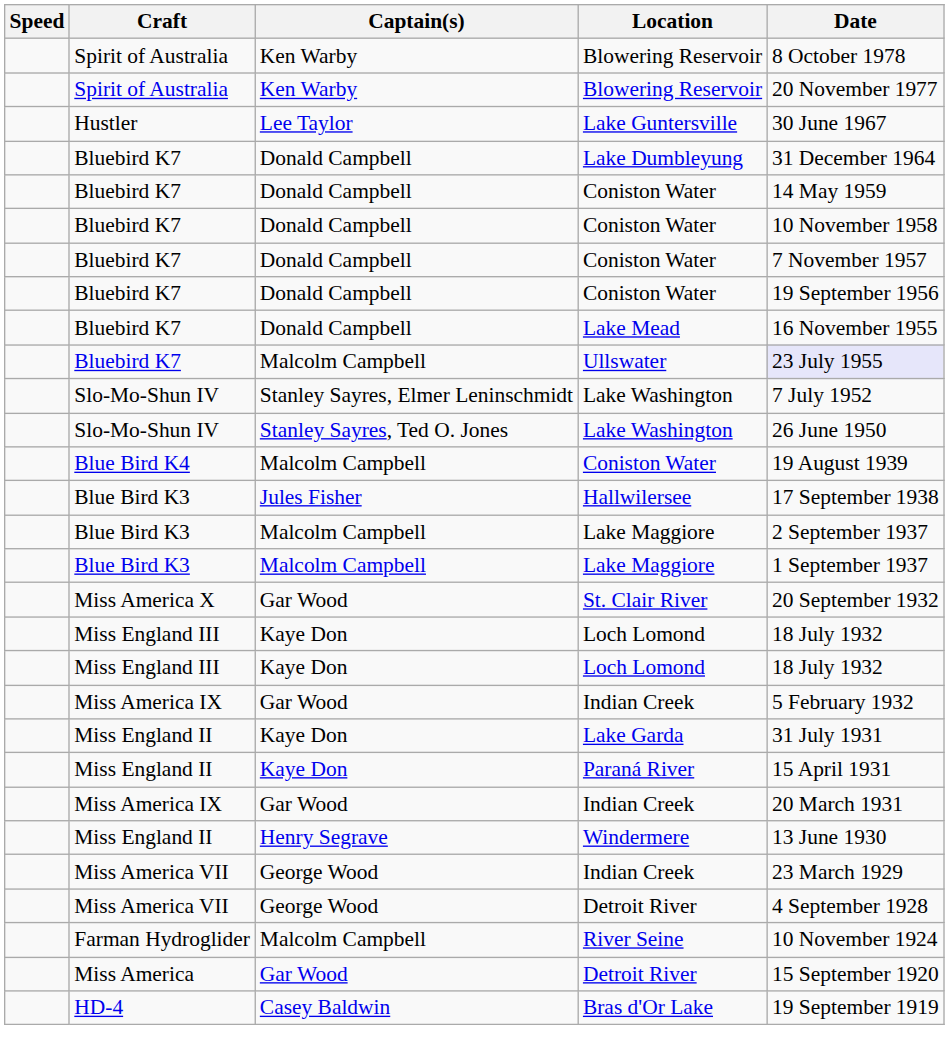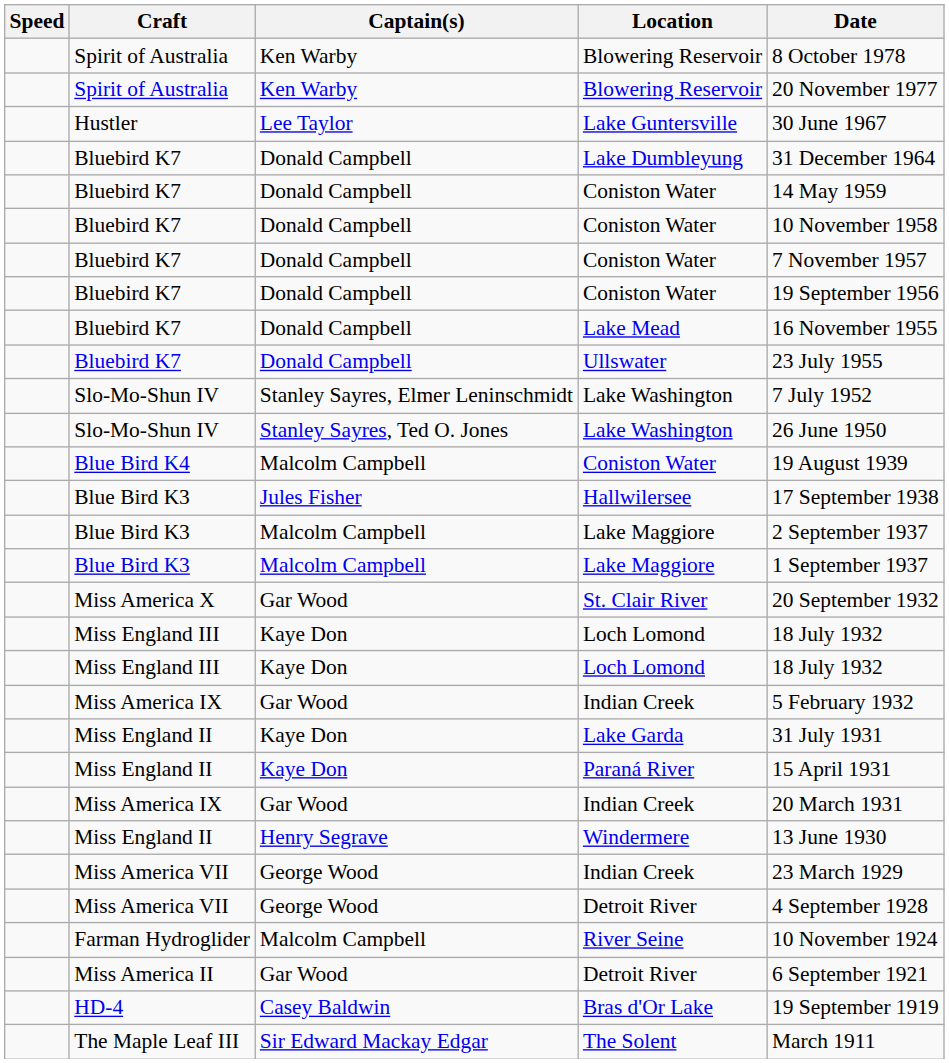(343, 361) Malcolm Campbell -> (336, 361) Donald Campbell
(827, 361) lavender background -> (827, 361) no background
+ row: (144, 973)
- row: (134, 973)
+ row: (157, 1041)
